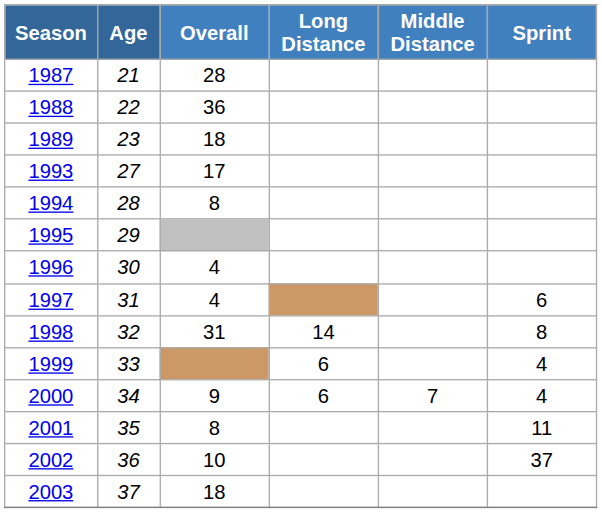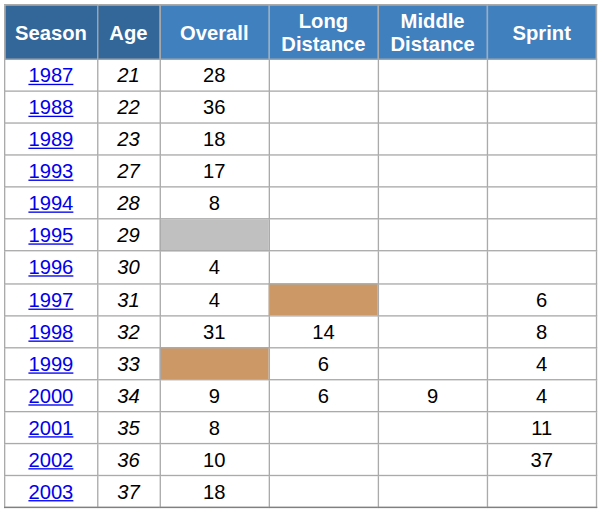(433, 395) 7 -> (433, 395) 9
